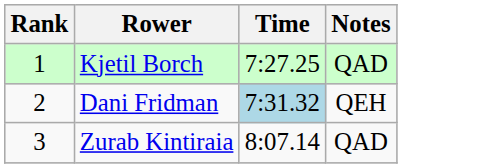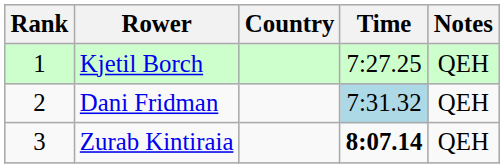+ column: (290, 24)
(361, 63) QAD -> (463, 63) QEH
(282, 142) normal -> (384, 142) bold
(361, 142) QAD -> (463, 142) QEH
